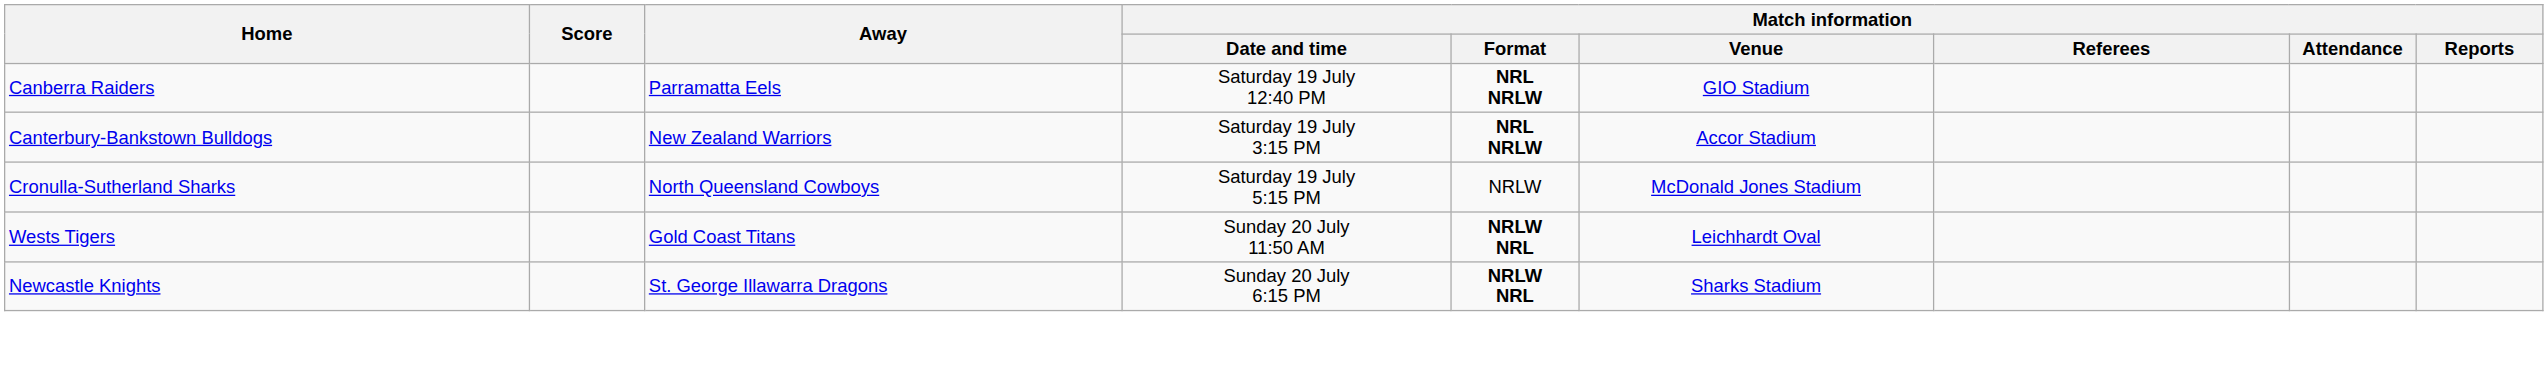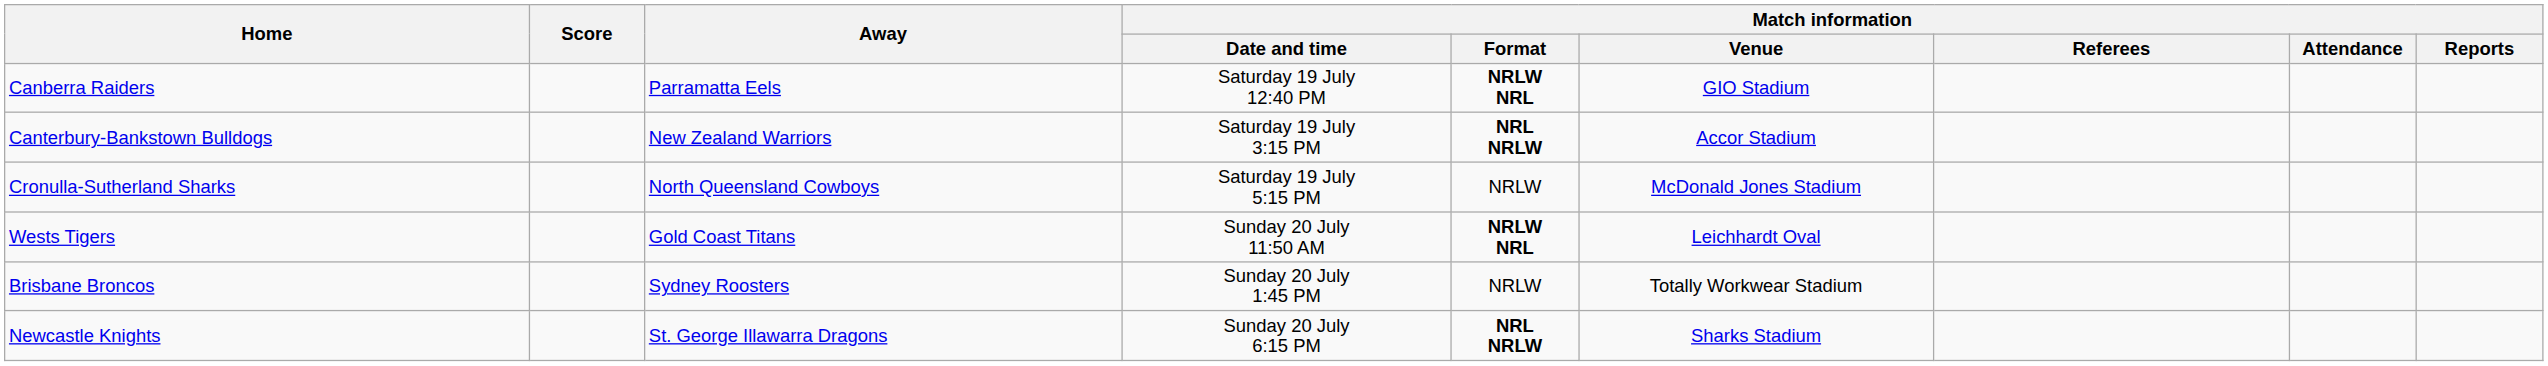(1515, 88) NRL NRLW -> (1515, 88) NRLW NRL
+ row: (82, 286)
(1515, 286) NRLW NRL -> (1515, 336) NRL NRLW
